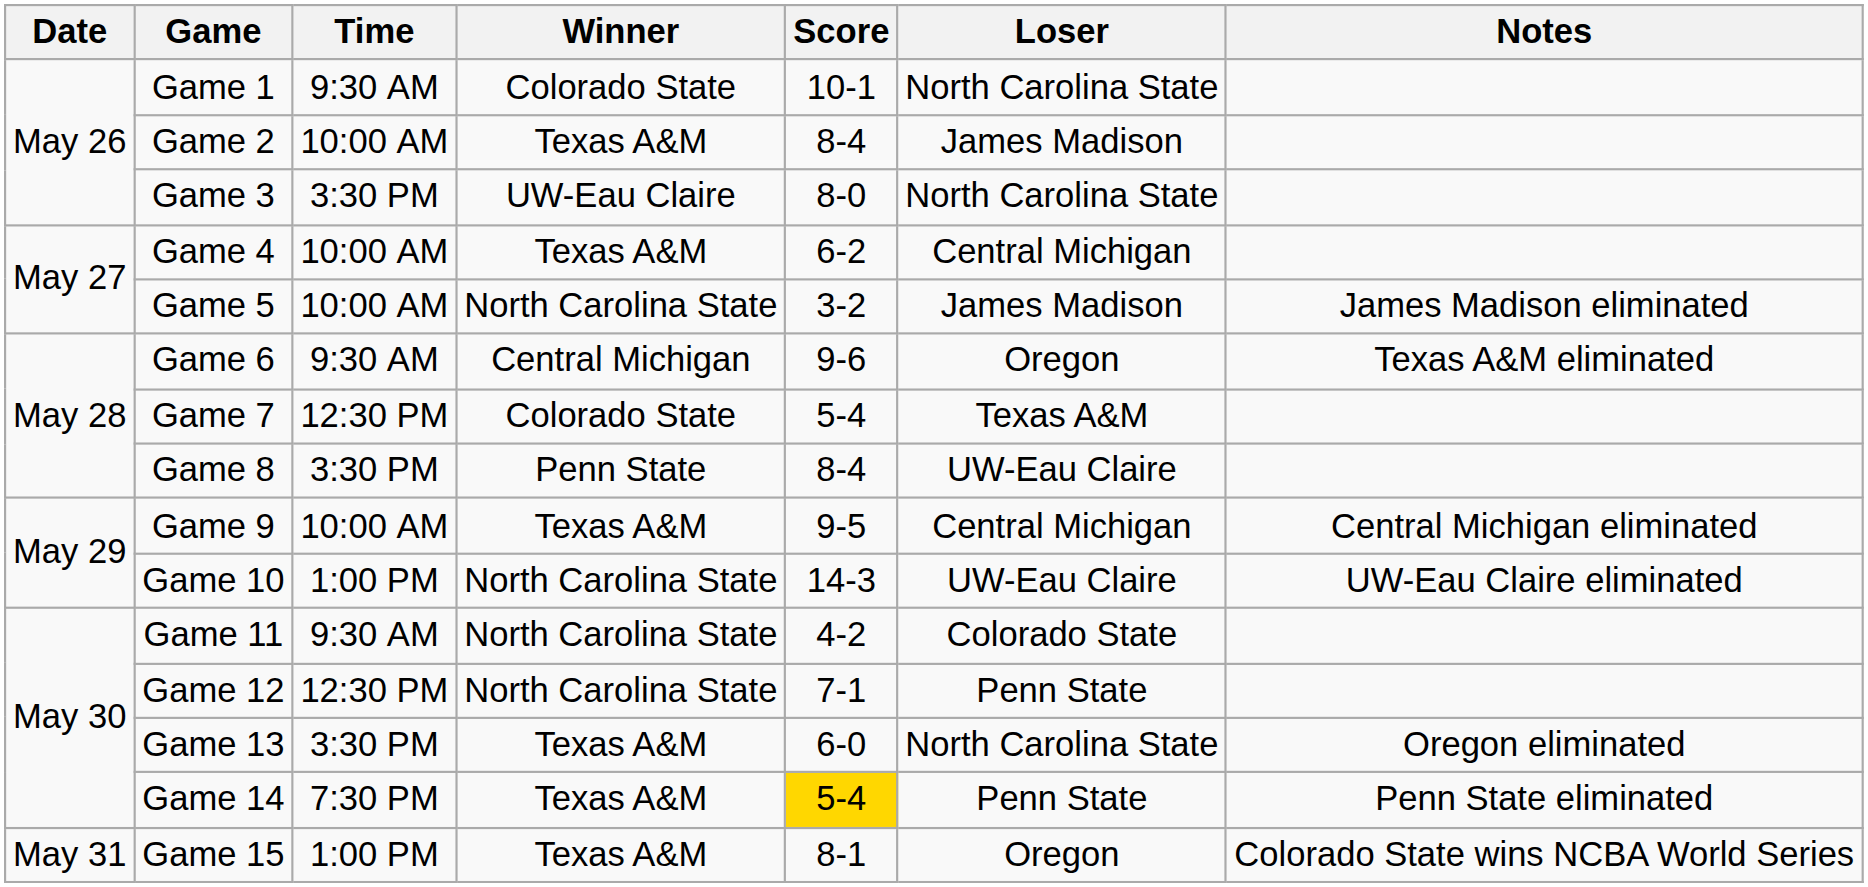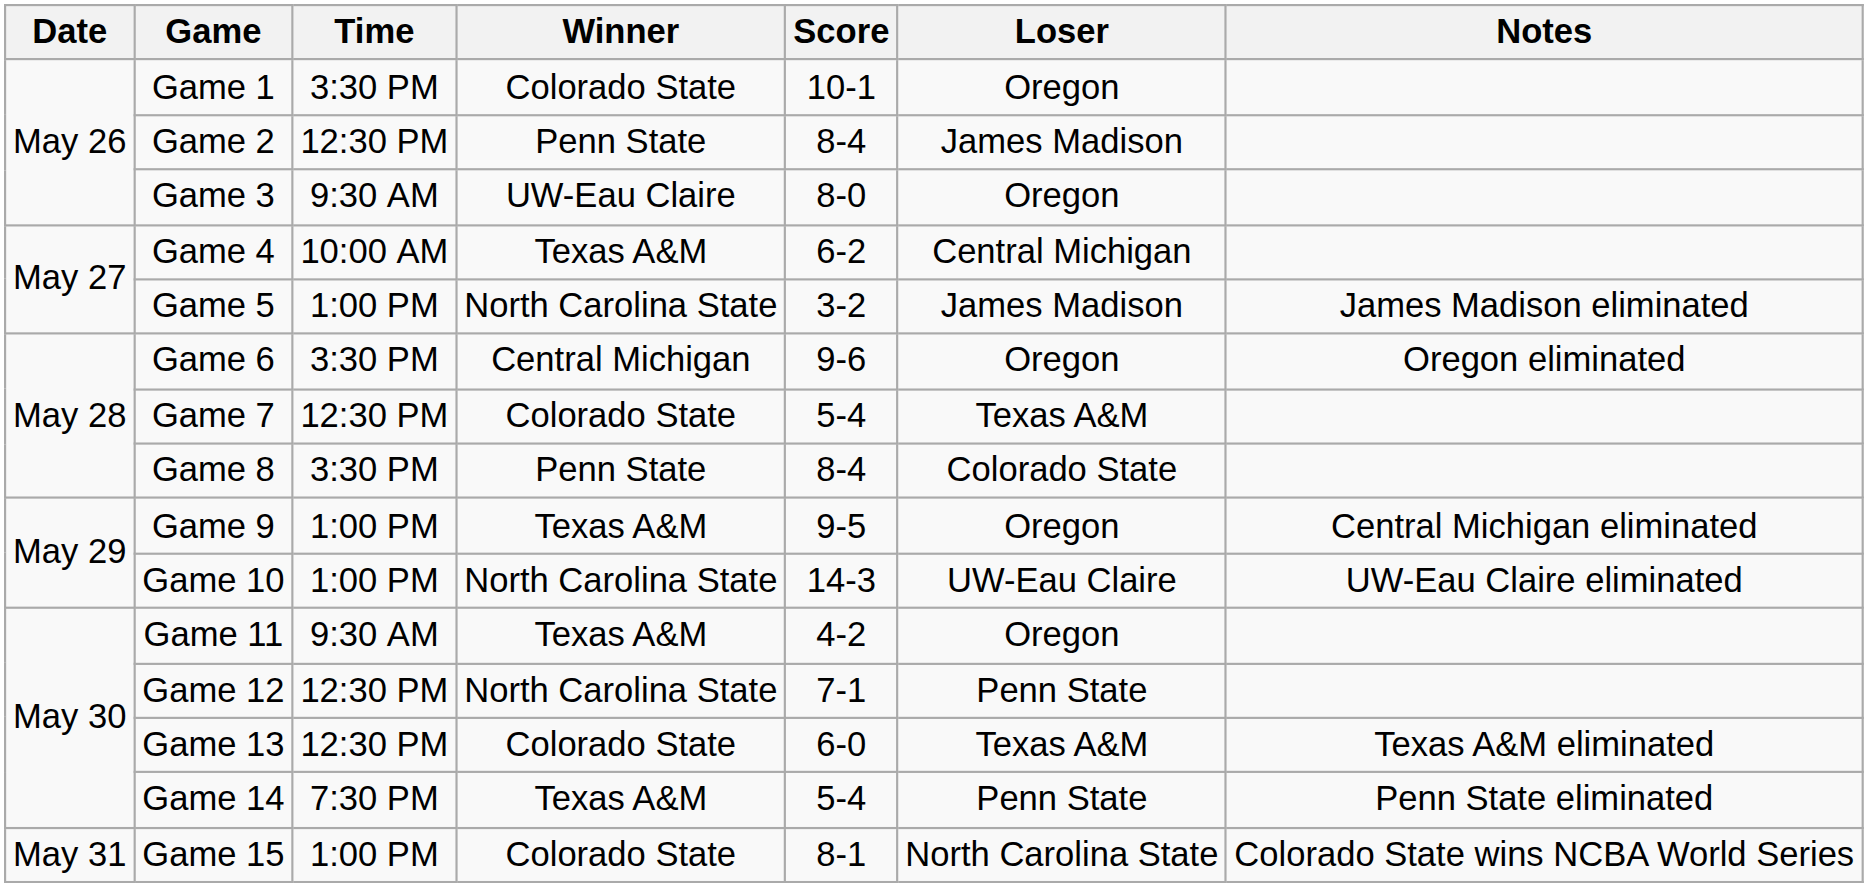(374, 86) 9:30 AM -> (374, 86) 3:30 PM
(1062, 86) North Carolina State -> (1062, 86) Oregon
(374, 141) 10:00 AM -> (374, 141) 12:30 PM
(621, 141) Texas A&M -> (621, 141) Penn State
(374, 196) 3:30 PM -> (374, 196) 9:30 AM
(1062, 196) North Carolina State -> (1062, 196) Oregon
(374, 305) 10:00 AM -> (374, 305) 1:00 PM
(374, 360) 9:30 AM -> (374, 360) 3:30 PM
(1544, 360) Texas A&M eliminated -> (1544, 360) Oregon eliminated
(1062, 470) UW-Eau Claire -> (1062, 470) Colorado State
(374, 525) 10:00 AM -> (374, 525) 1:00 PM
(1062, 525) Central Michigan -> (1062, 525) Oregon
(621, 634) North Carolina State -> (621, 634) Texas A&M
(1062, 634) Colorado State -> (1062, 634) Oregon
(374, 744) 3:30 PM -> (374, 744) 12:30 PM
(621, 744) Texas A&M -> (621, 744) Colorado State
(1062, 744) North Carolina State -> (1062, 744) Texas A&M
(1544, 744) Oregon eliminated -> (1544, 744) Texas A&M eliminated
(841, 799) gold background -> (841, 799) no background
(621, 854) Texas A&M -> (621, 854) Colorado State
(1062, 854) Oregon -> (1062, 854) North Carolina State
